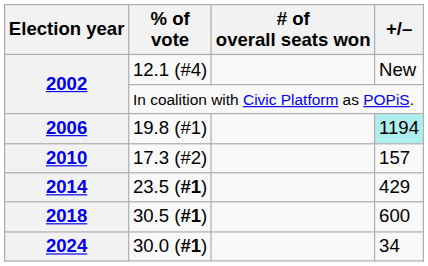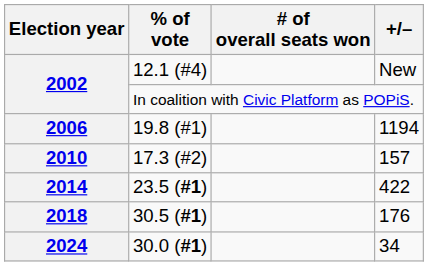(399, 128) paleturquoise background -> (399, 128) no background
(395, 187) 429 -> (395, 187) 422
(395, 216) 600 -> (395, 216) 176
